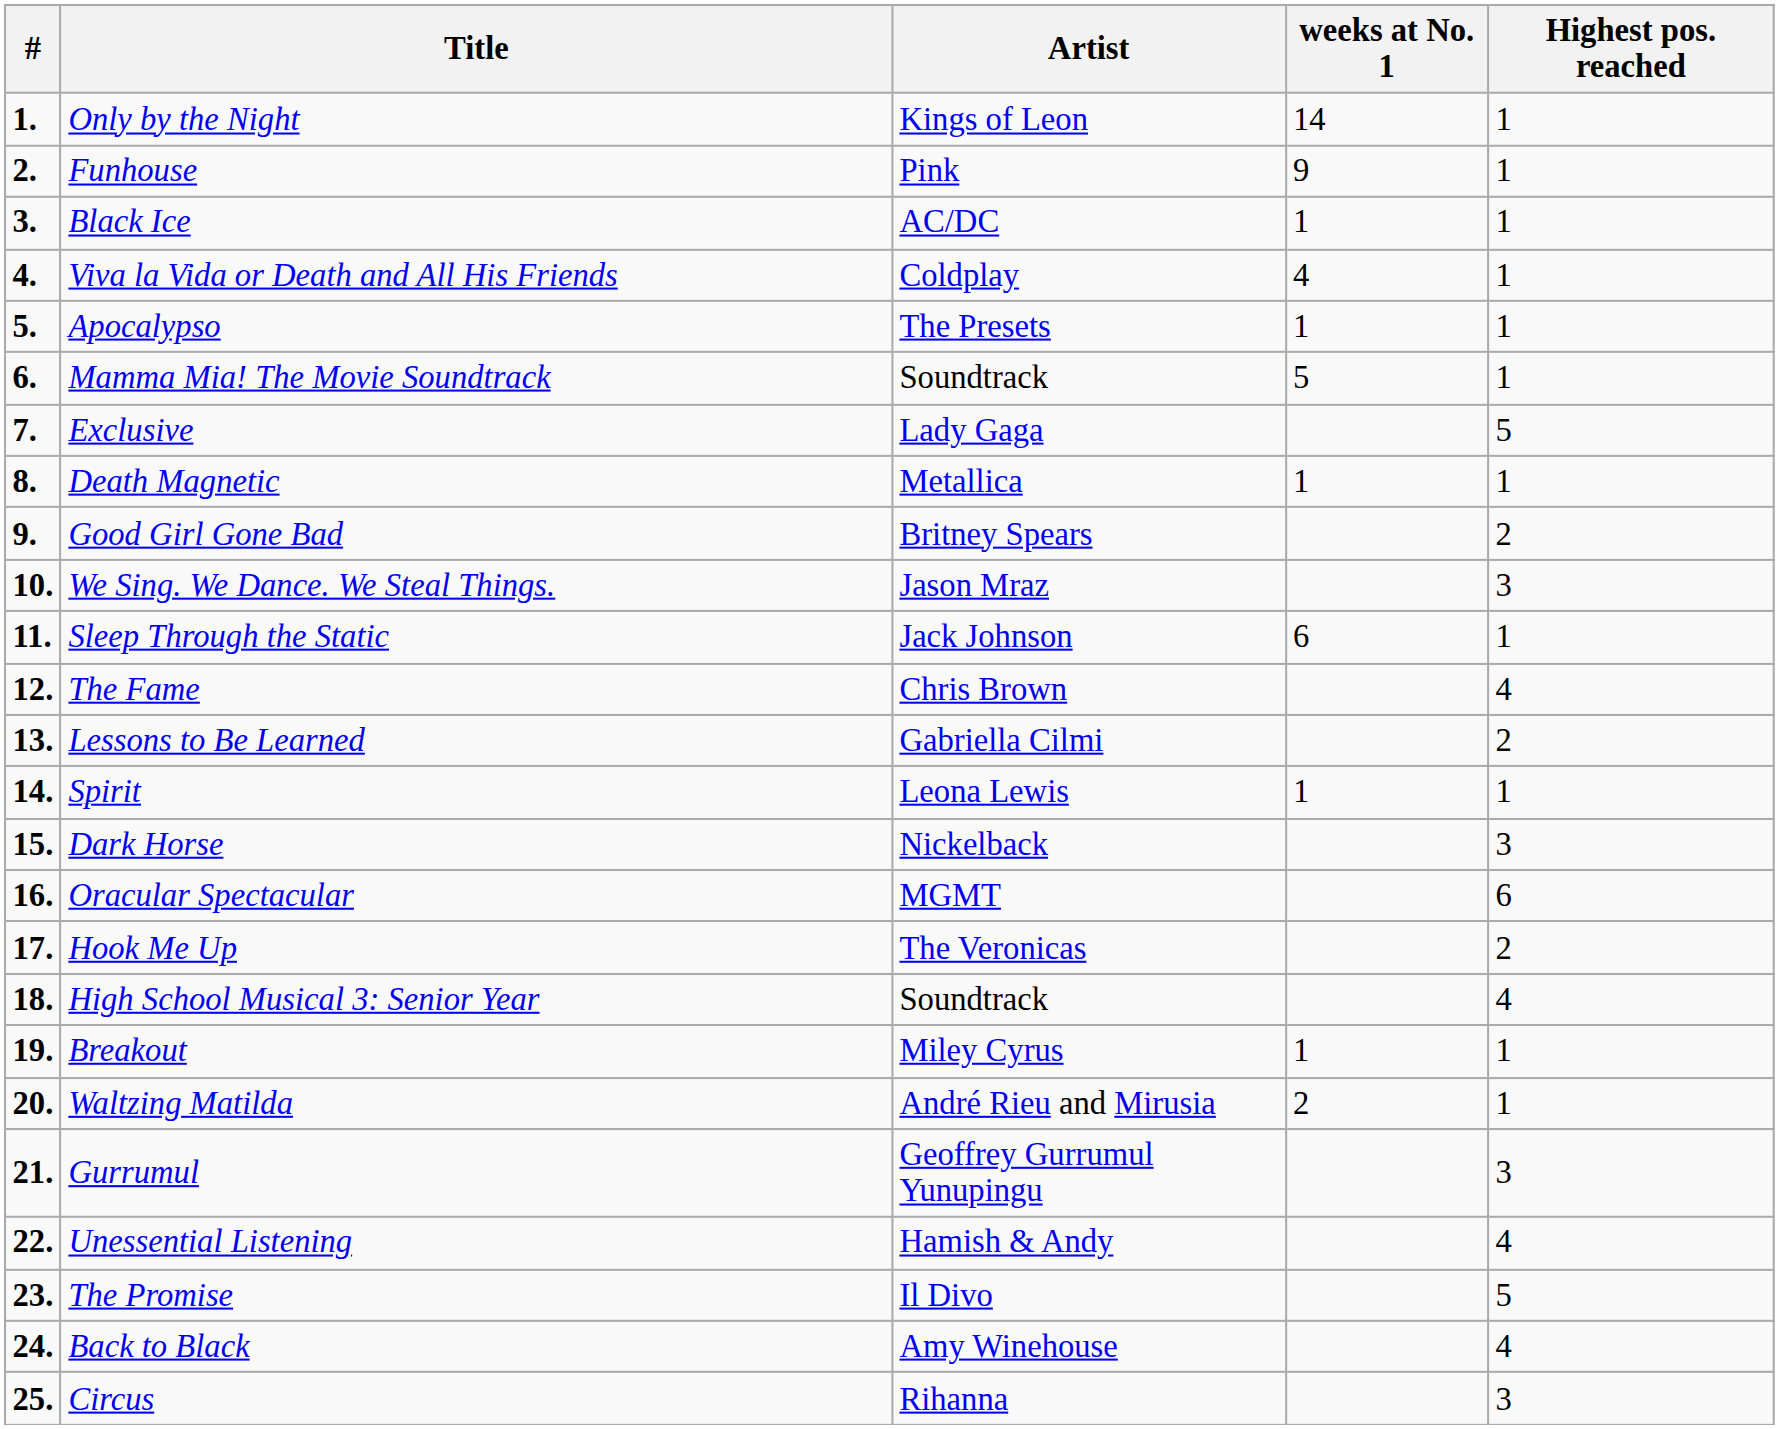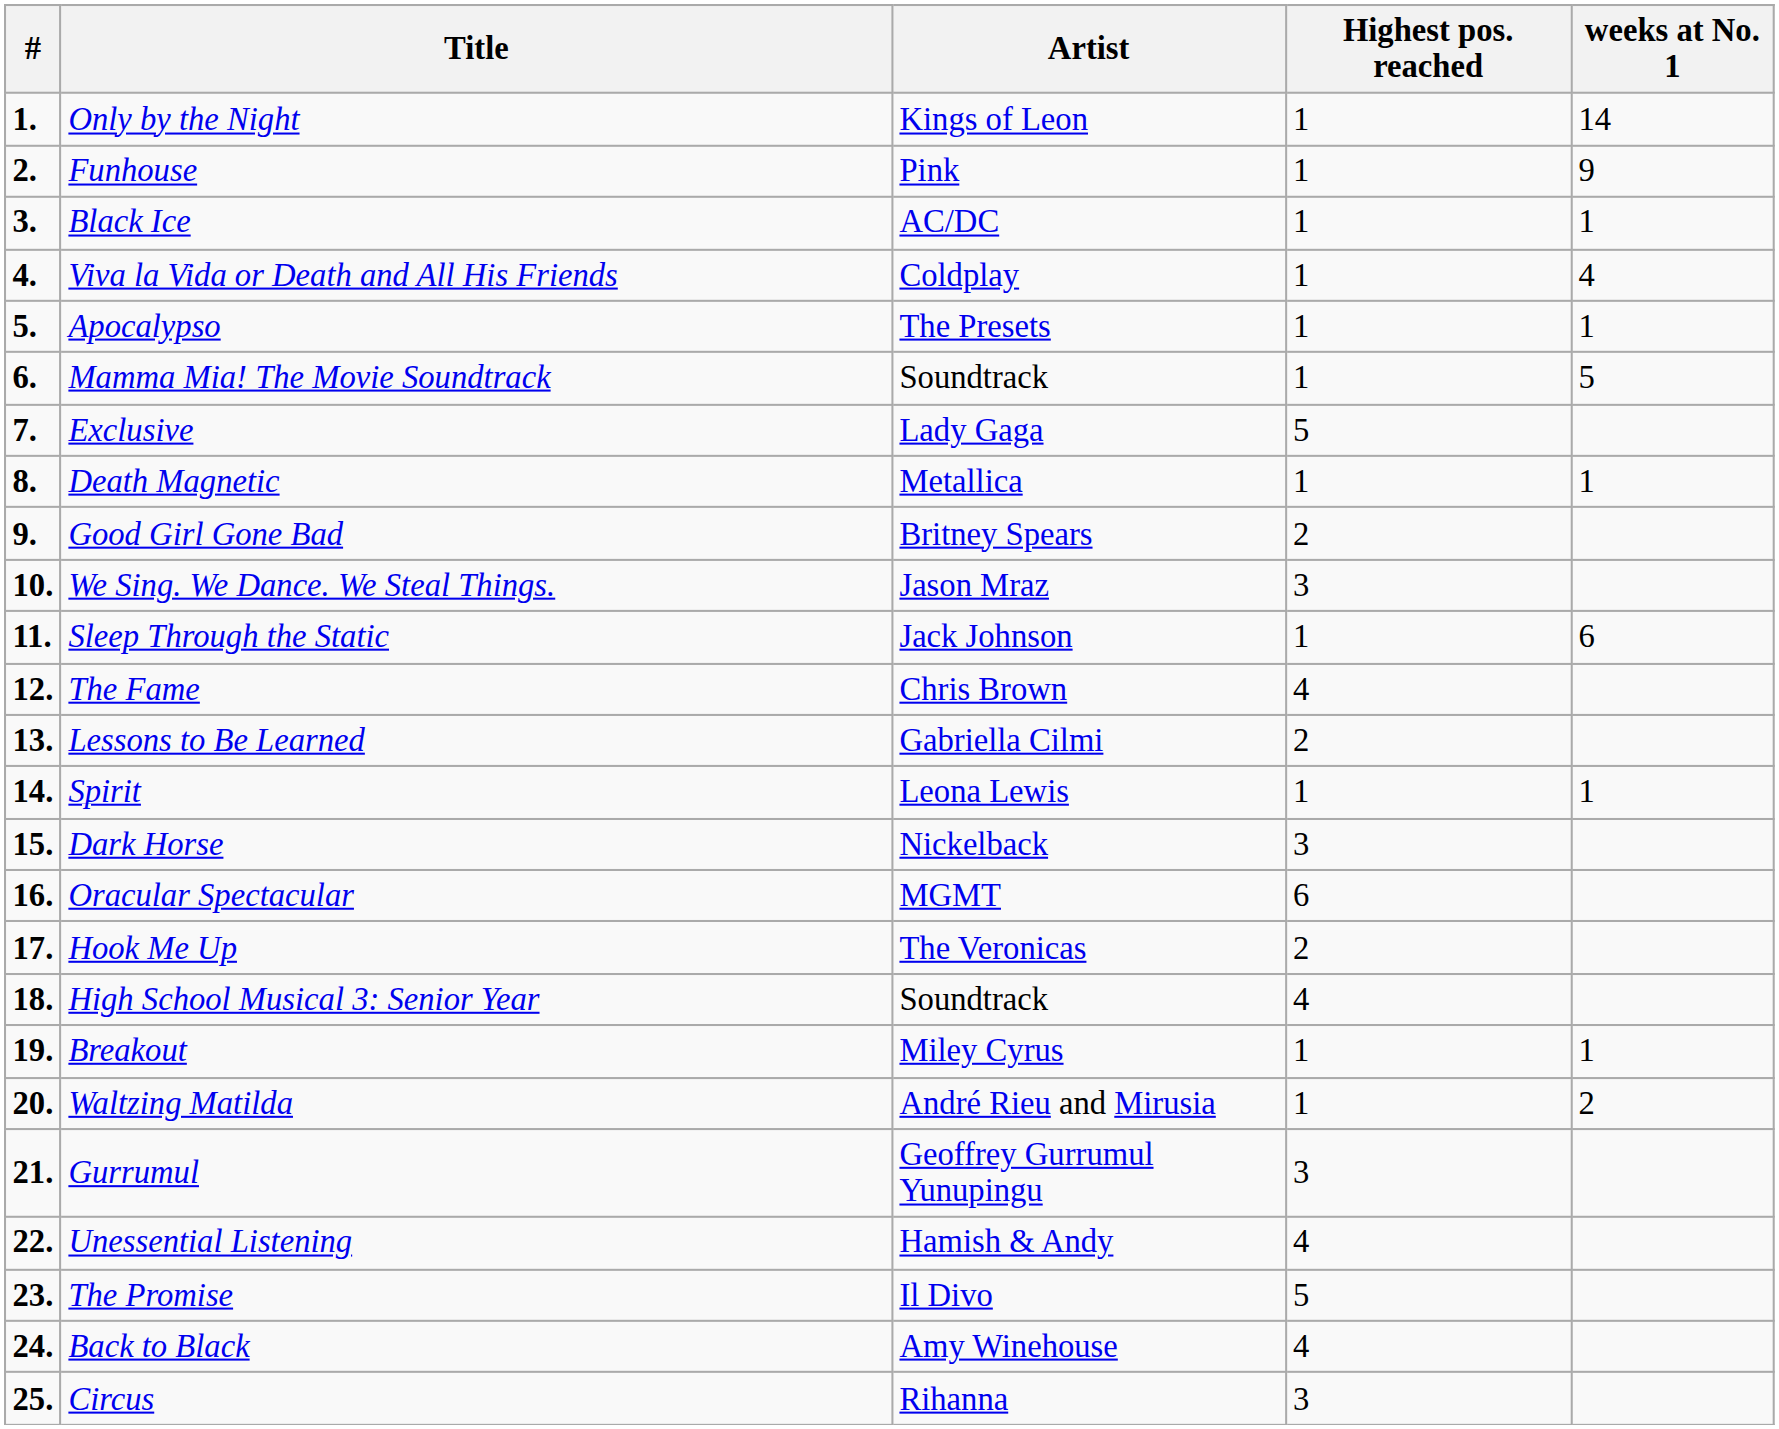columns swapped: (1631, 48) <-> (1387, 48)
